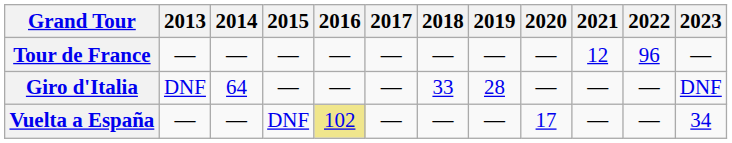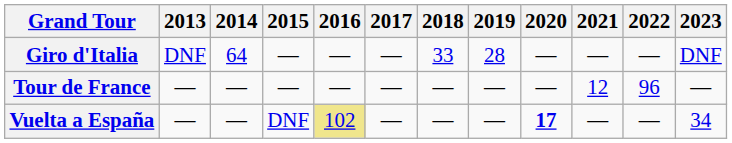rows swapped: (82, 87) <-> (82, 54)
(546, 120) normal -> (546, 120) bold
